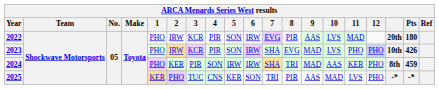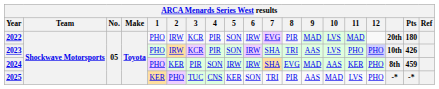(312, 37) AAS -> (312, 37) MAD
(292, 51) EVG -> (292, 51) TRI
(312, 51) MAD -> (312, 51) AAS
(292, 64) TRI -> (292, 64) EVG
